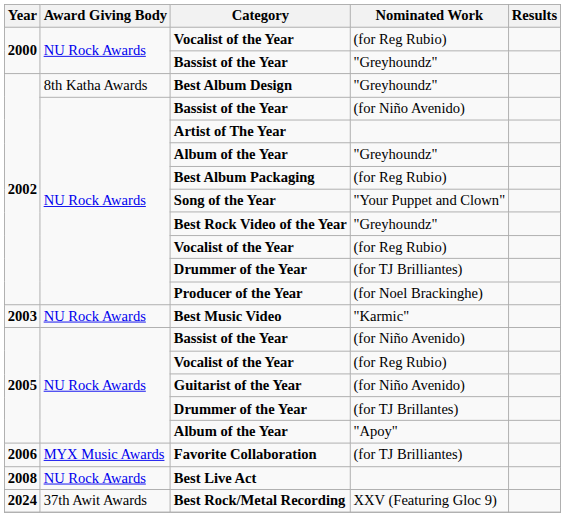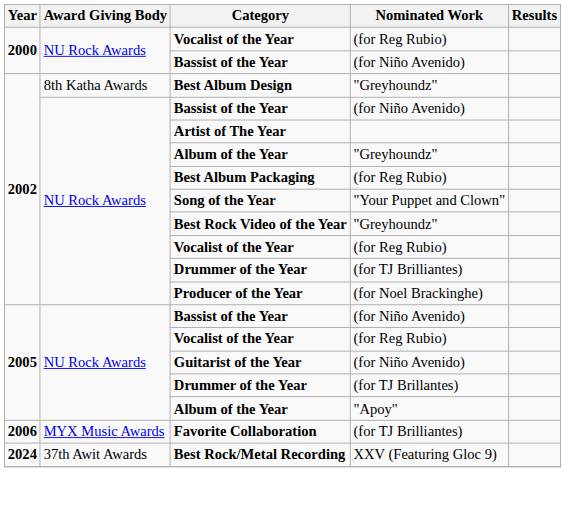(395, 62) "Greyhoundz" -> (409, 62) (for Niño Avenido)
- row: (22, 316)
- row: (22, 477)
